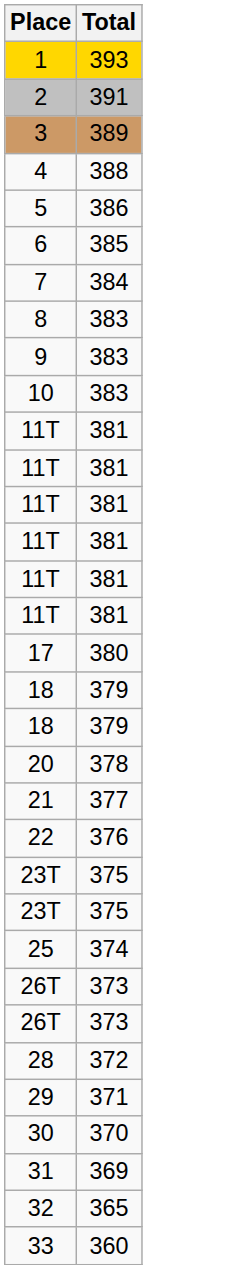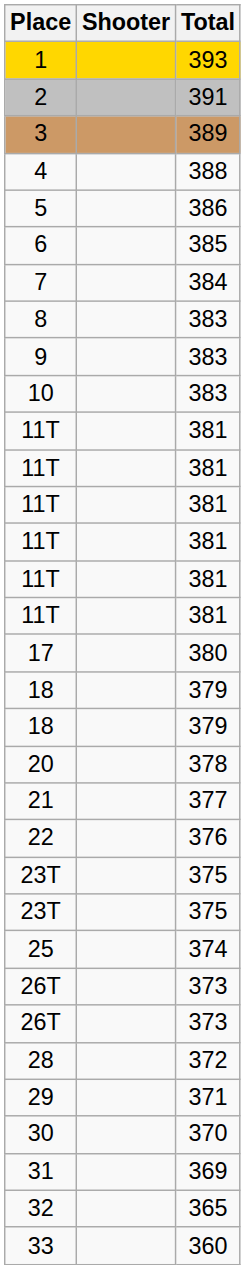+ column: (126, 23)
